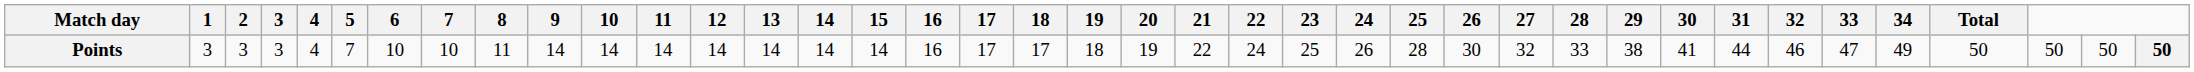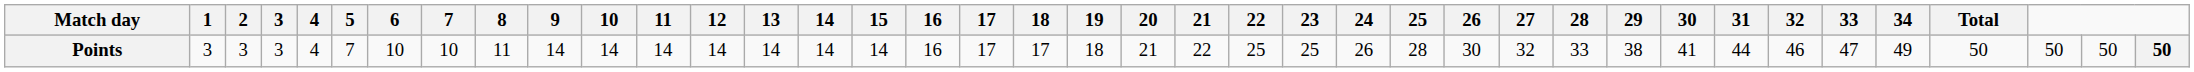(1148, 50) 19 -> (1148, 50) 21
(1256, 50) 24 -> (1256, 50) 25
